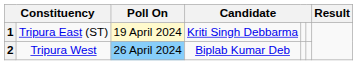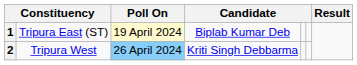(243, 32) Kriti Singh Debbarma -> (243, 32) Biplab Kumar Deb
(243, 50) Biplab Kumar Deb -> (243, 50) Kriti Singh Debbarma
